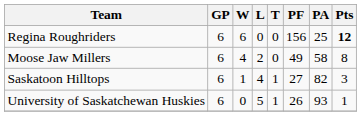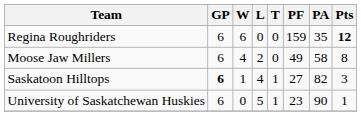(296, 36) 156 -> (296, 36) 159
(321, 36) 25 -> (321, 36) 35
(220, 79) normal -> (220, 79) bold
(296, 100) 26 -> (296, 100) 23
(321, 100) 93 -> (321, 100) 90
